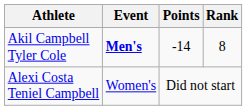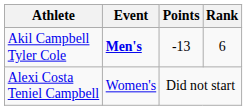(181, 47) -14 -> (181, 47) -13
(222, 47) 8 -> (222, 47) 6
